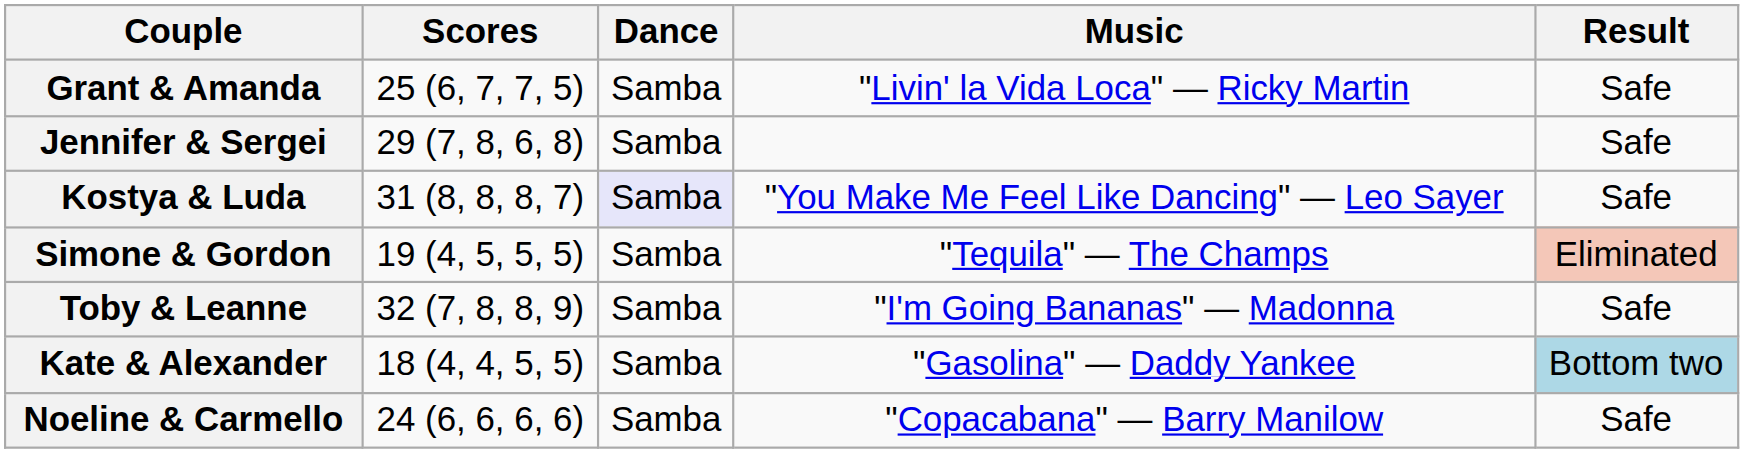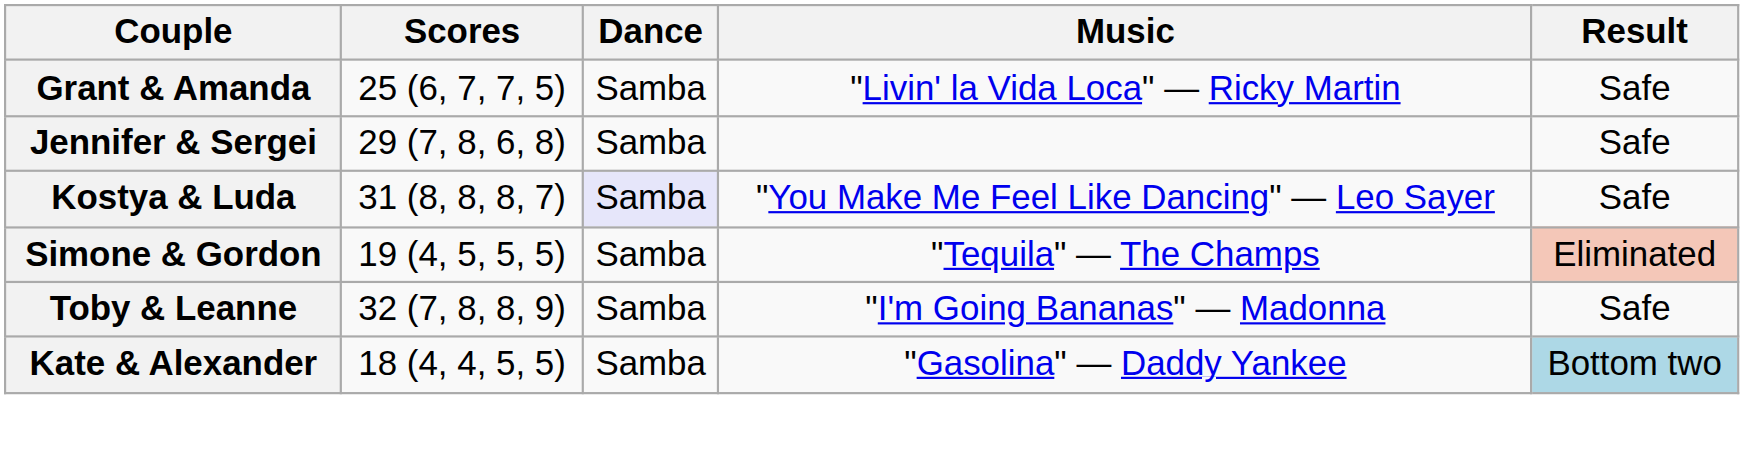- row: (183, 419)
